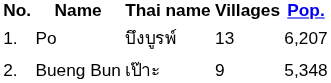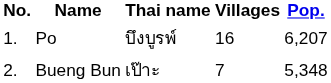(225, 38) 13 -> (225, 38) 16
(220, 69) 9 -> (220, 69) 7
